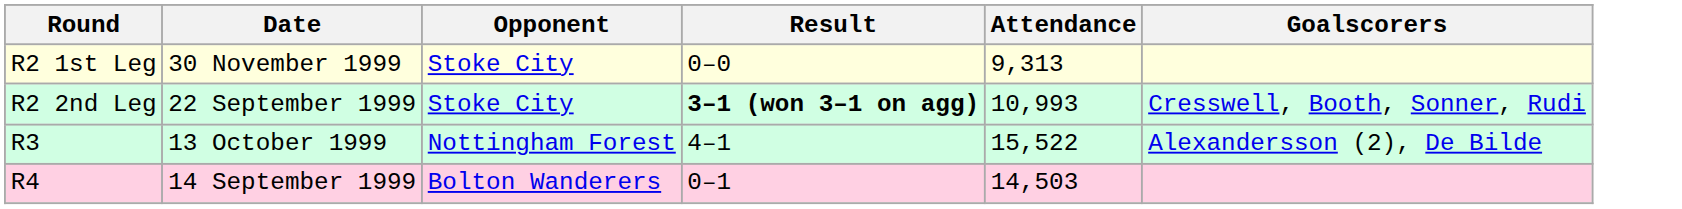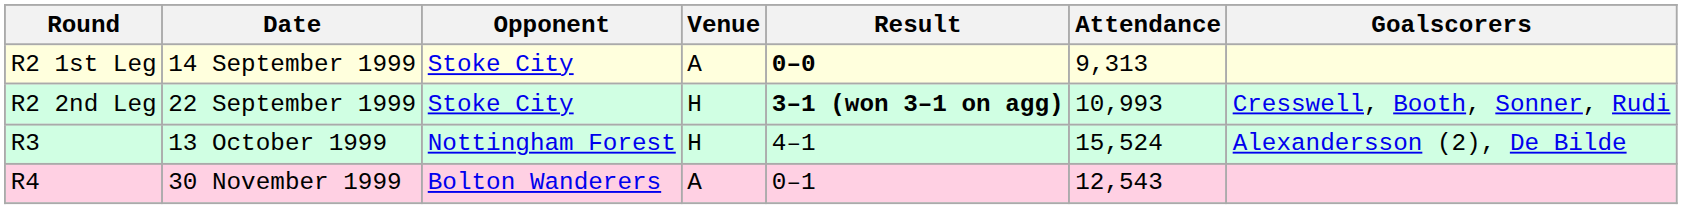+ column: (724, 25)
(285, 64) 30 November 1999 -> (292, 64) 14 September 1999
(709, 64) normal -> (794, 64) bold
(1034, 144) 15,522 -> (1119, 144) 15,524
(292, 183) 14 September 1999 -> (285, 183) 30 November 1999
(1034, 183) 14,503 -> (1119, 183) 12,543
